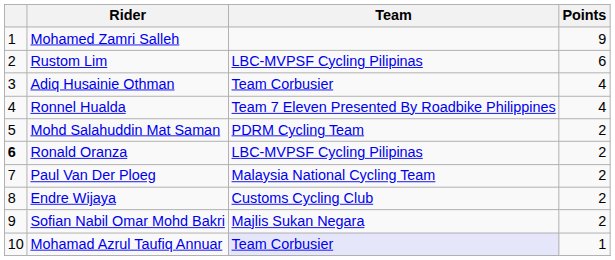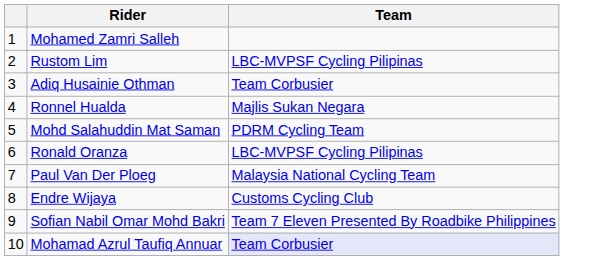- column: (584, 15)
(394, 107) Team 7 Eleven Presented By Roadbike Philippines -> (298, 107) Majlis Sukan Negara
(12, 152) bold -> (12, 152) normal
(298, 221) Majlis Sukan Negara -> (394, 221) Team 7 Eleven Presented By Roadbike Philippines
